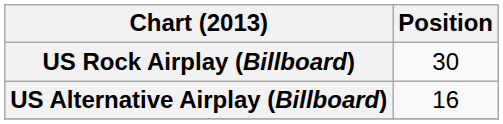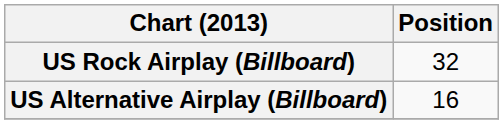(446, 61) 30 -> (446, 61) 32
